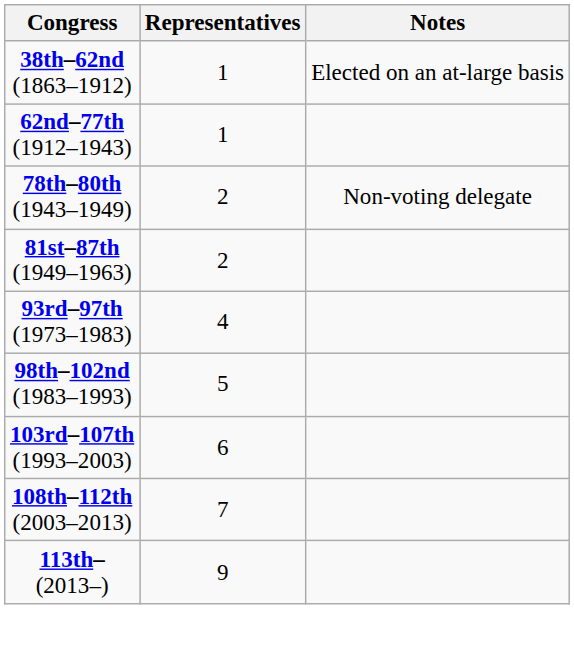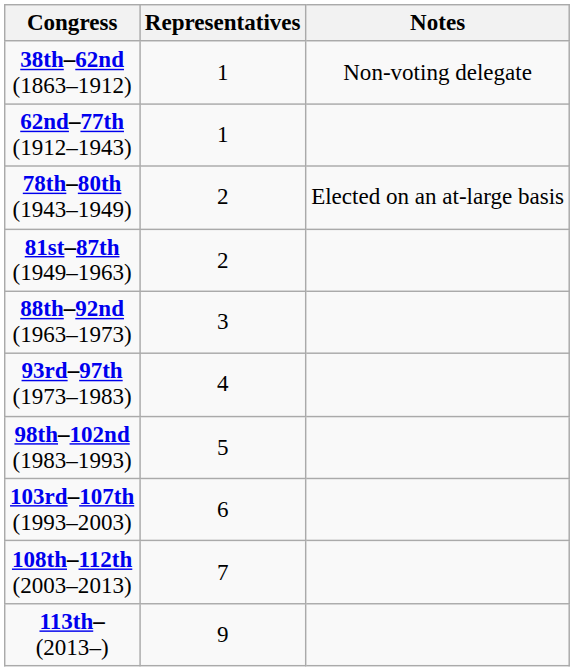(438, 72) Elected on an at-large basis -> (438, 72) Non-voting delegate
(438, 197) Non-voting delegate -> (438, 197) Elected on an at-large basis
+ row: (72, 322)
